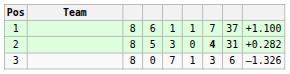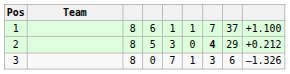(232, 45) 31 -> (232, 45) 29
(264, 45) +0.282 -> (264, 45) +0.212
